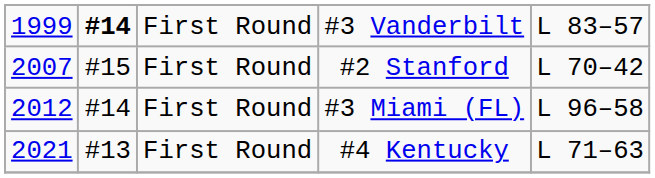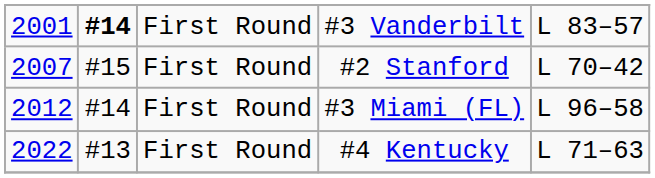(42, 26) 1999 -> (42, 26) 2001
(42, 151) 2021 -> (42, 151) 2022
